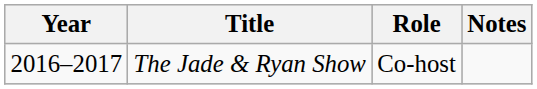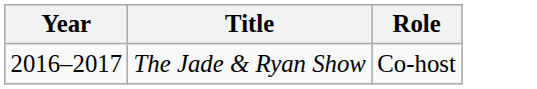- column: (497, 24)
